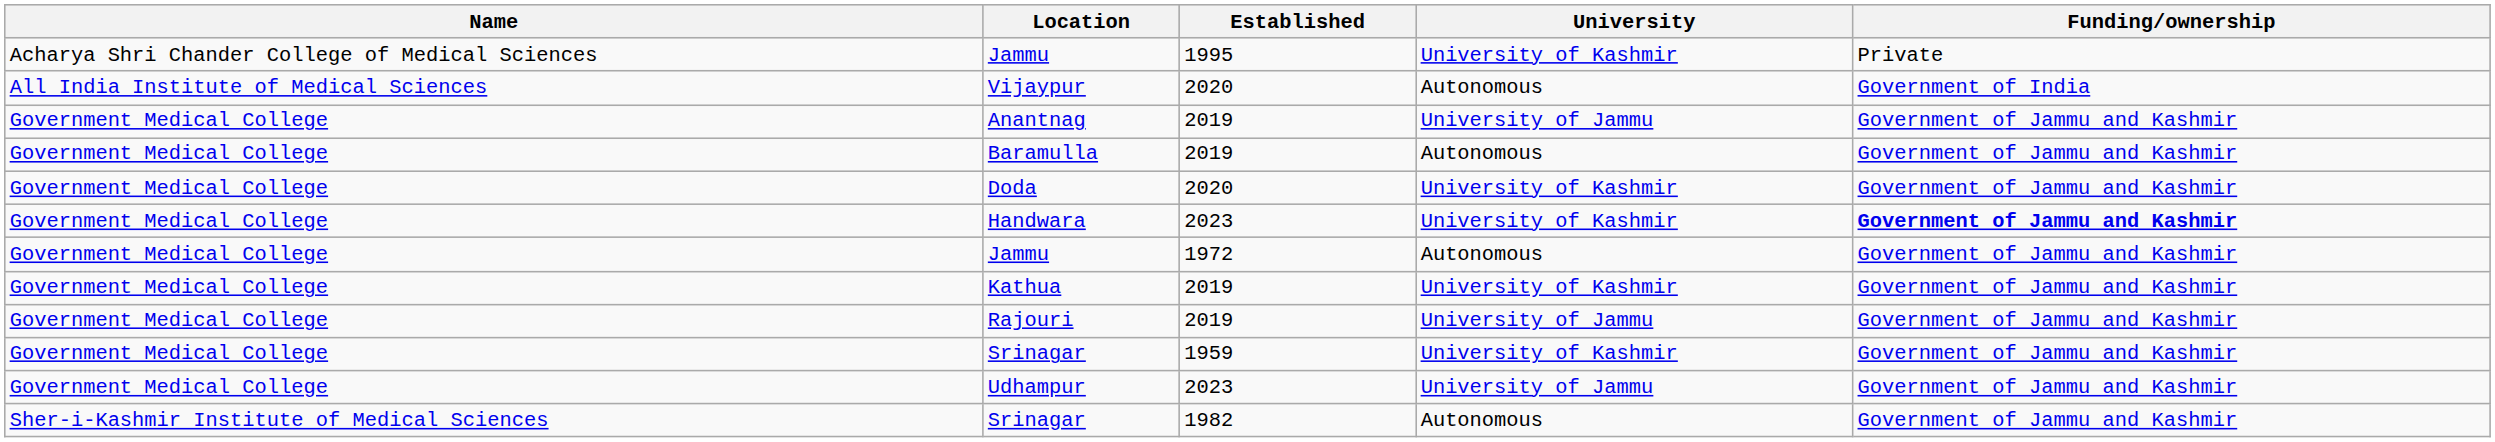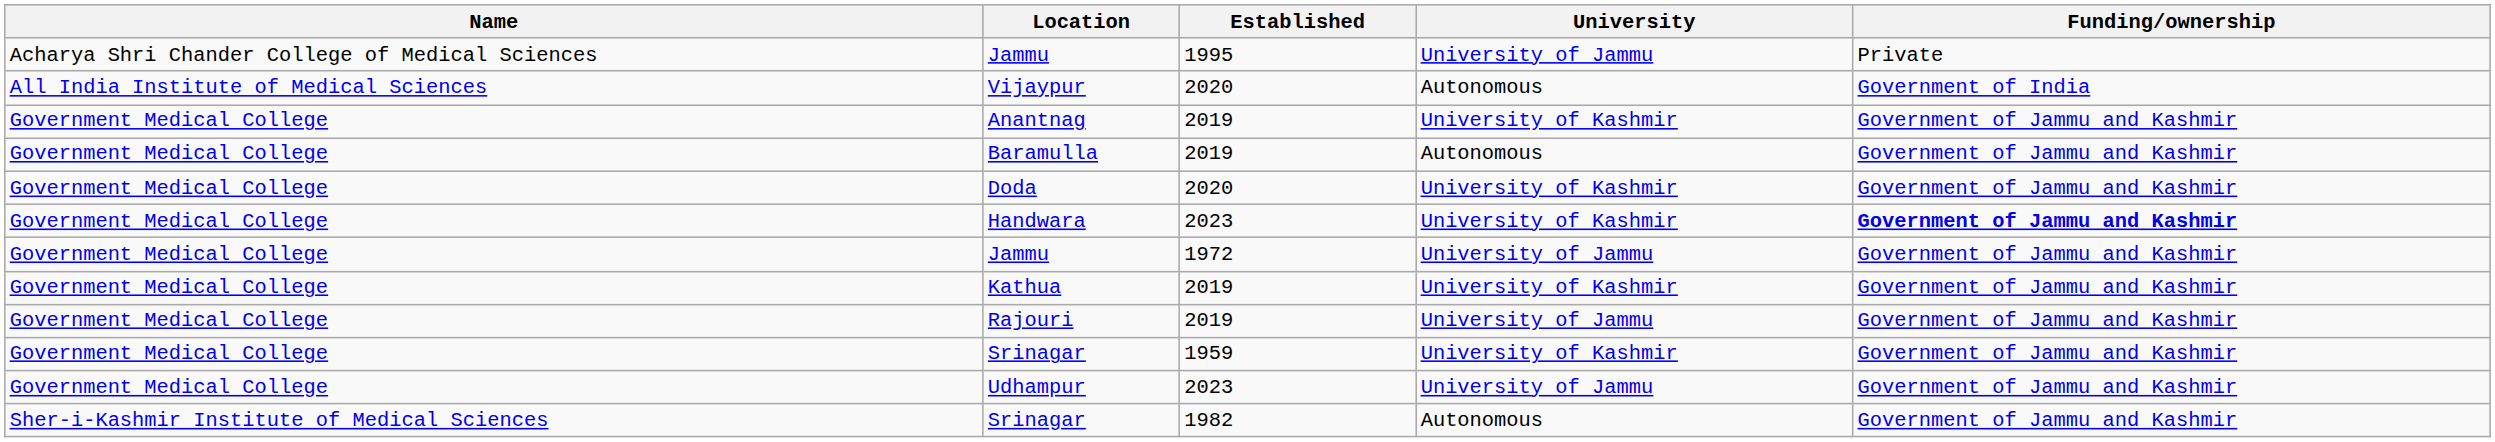(1549, 55) University of Kashmir -> (1537, 55) University of Jammu
(1537, 121) University of Jammu -> (1549, 121) University of Kashmir
(1482, 254) Autonomous -> (1537, 254) University of Jammu
